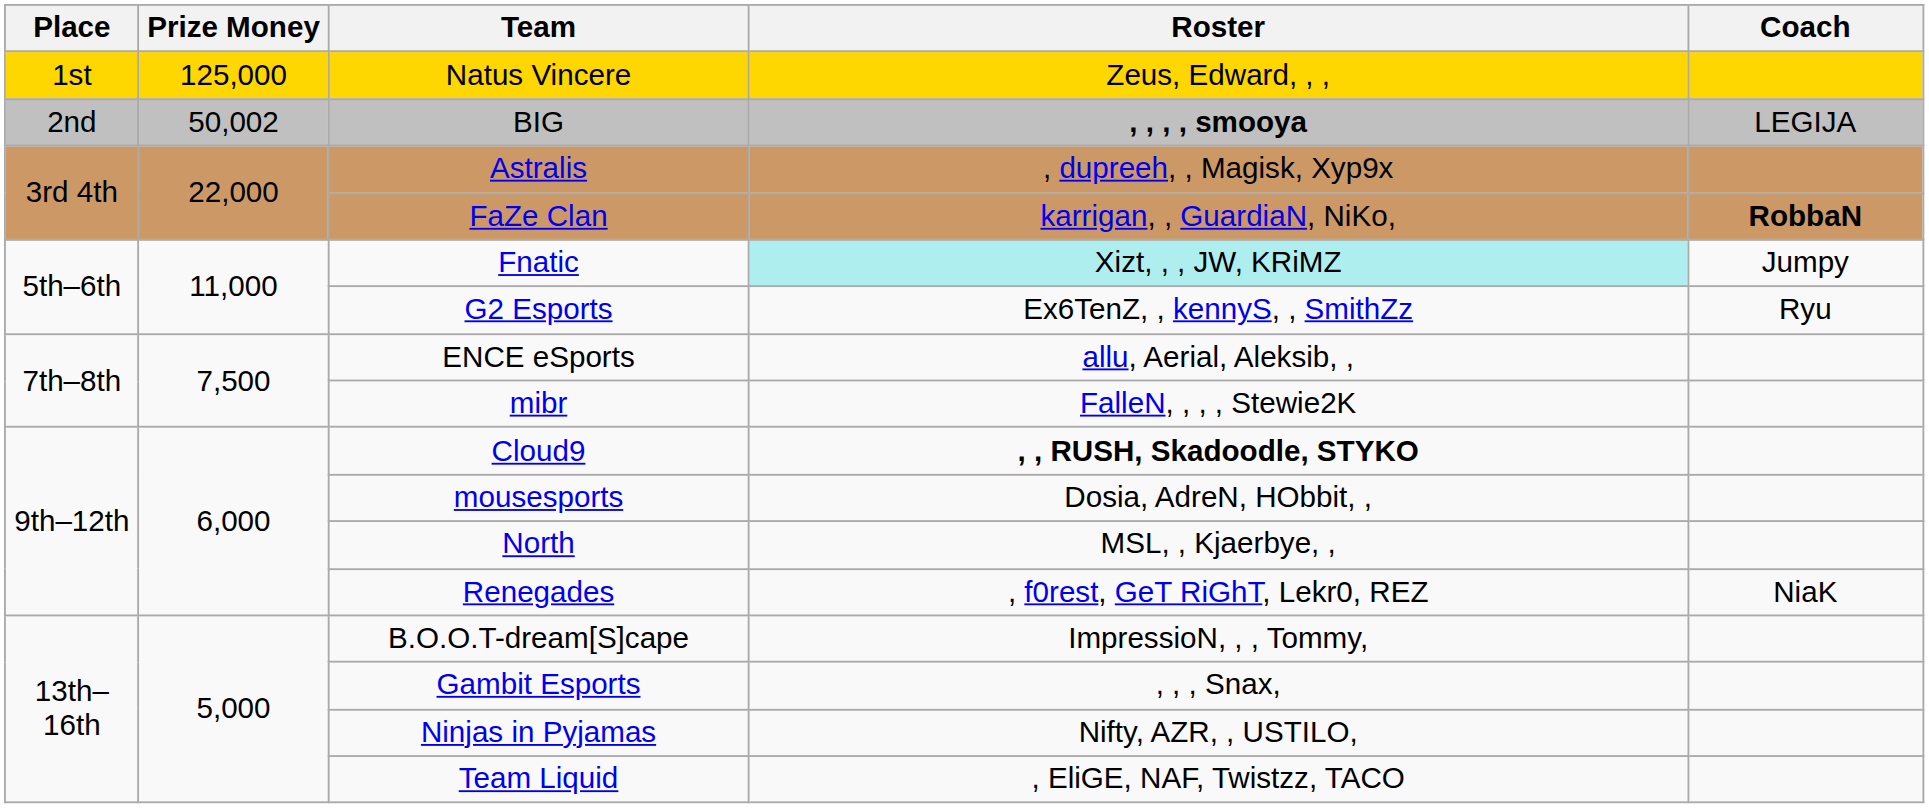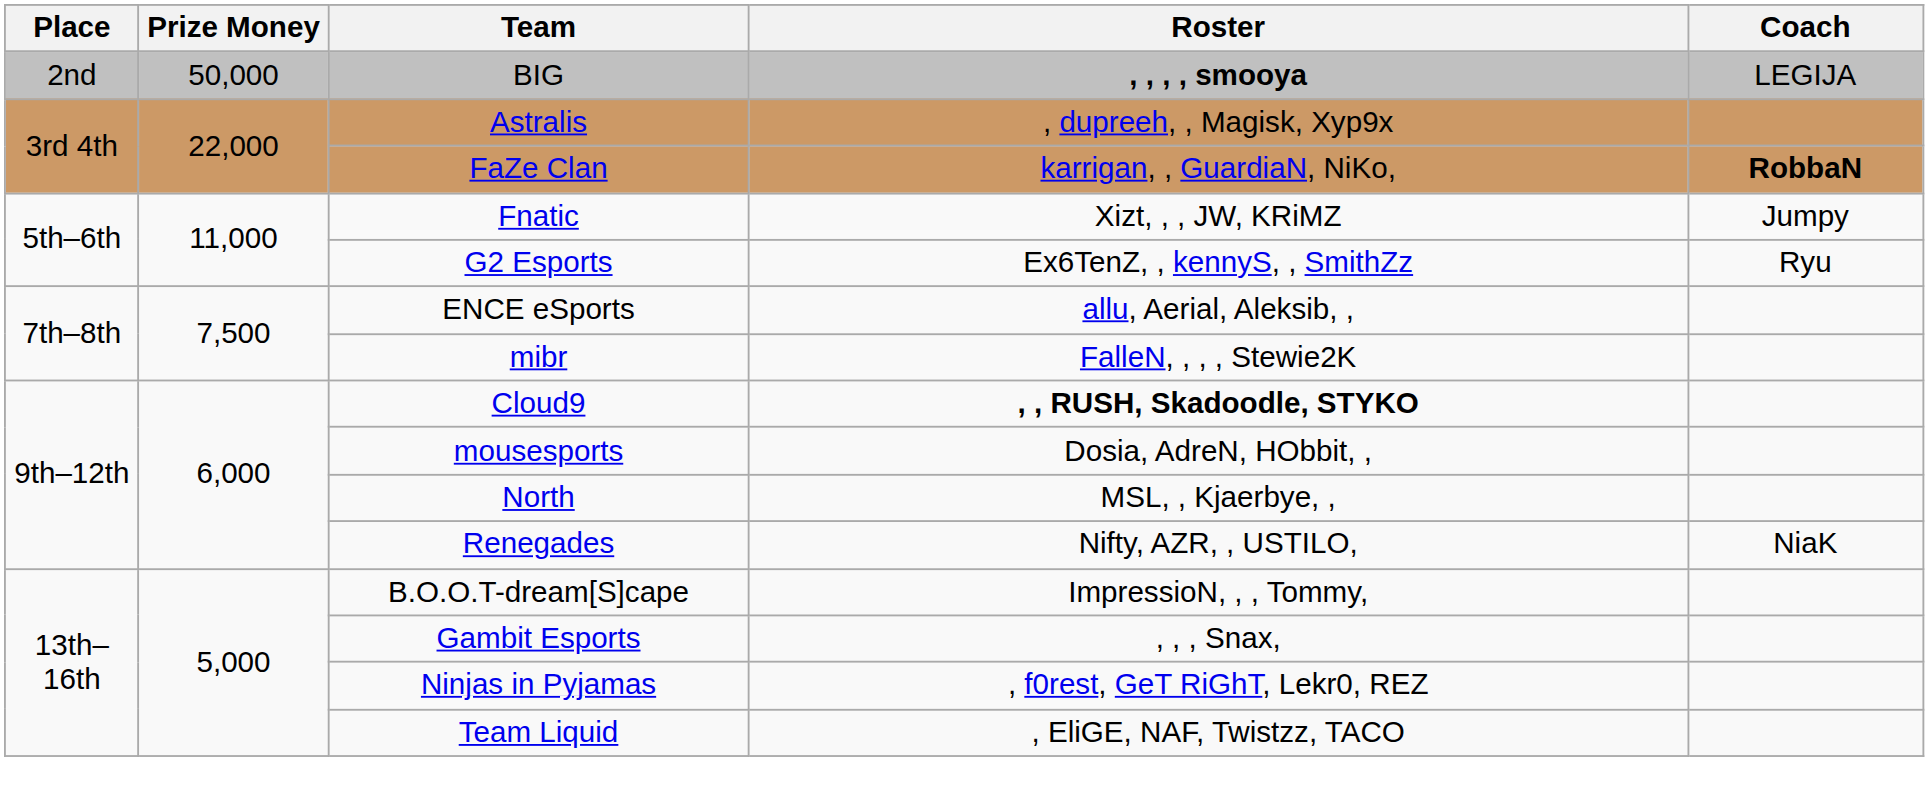- row: (539, 74)
(234, 121) 50,002 -> (234, 74) 50,000
(1218, 262) paleturquoise background -> (1218, 215) no background
(1218, 591) , f0rest, GeT RiGhT, Lekr0, REZ -> (1218, 544) Nifty, AZR, , USTILO,
(1218, 732) Nifty, AZR, , USTILO, -> (1218, 685) , f0rest, GeT RiGhT, Lekr0, REZ
